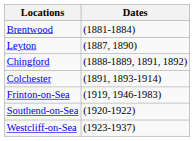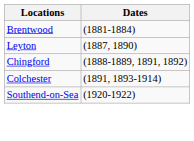- row: (38, 95)
- row: (42, 128)
